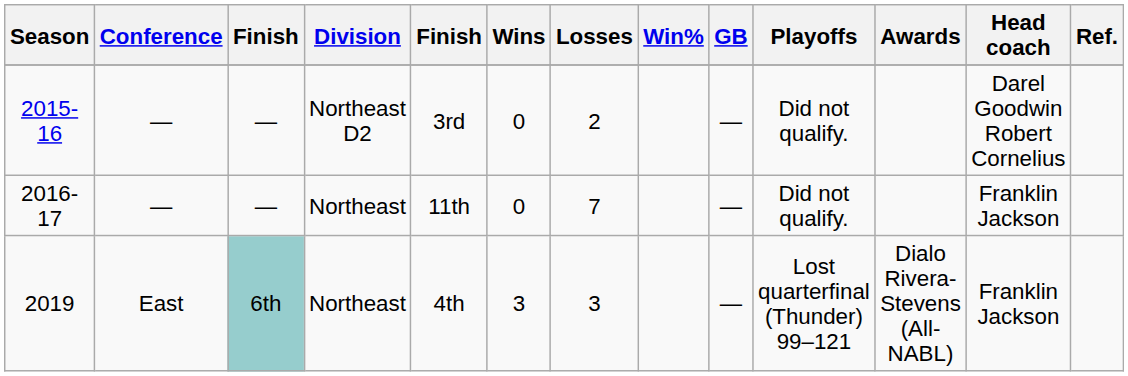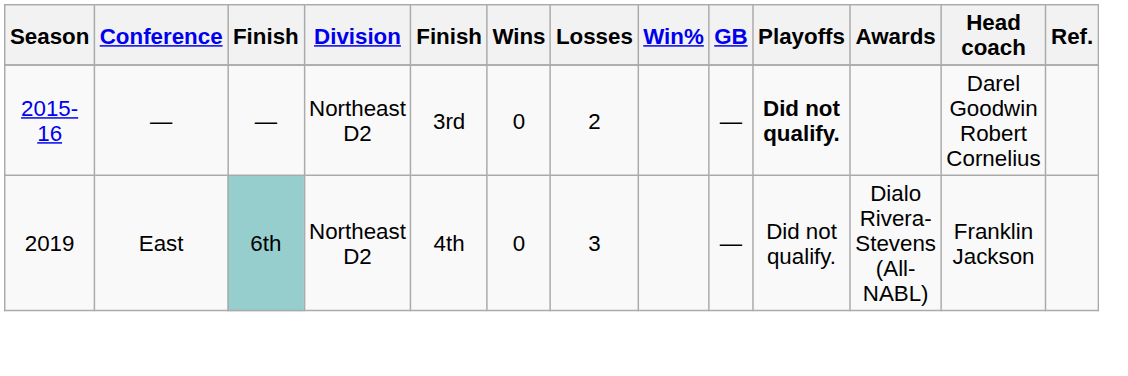(814, 120) normal -> (801, 120) bold
- row: (50, 206)
(357, 304) Northeast -> (357, 243) Northeast D2
(519, 304) 3 -> (519, 243) 0
(814, 304) Lost quarterfinal (Thunder) 99–121 -> (801, 243) Did not qualify.
